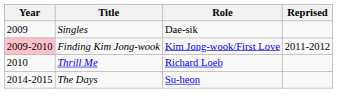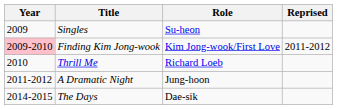(181, 29) Dae-sik -> (183, 29) Su-heon
+ row: (95, 79)
(183, 79) Su-heon -> (181, 96) Dae-sik
